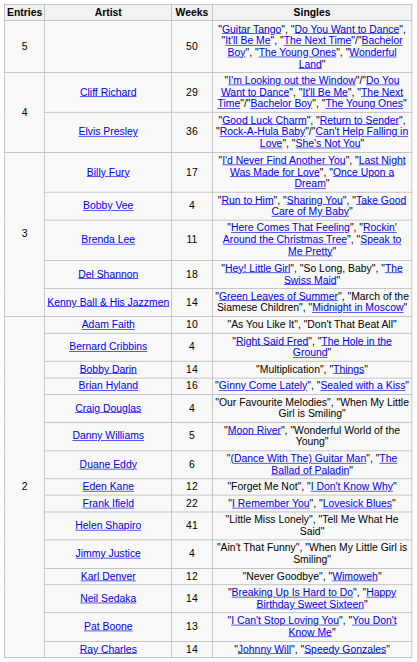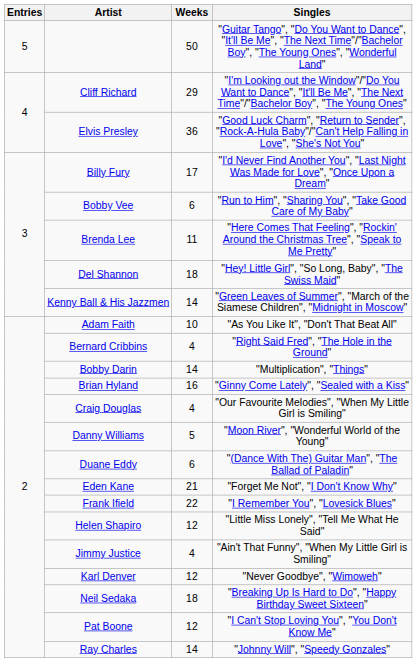(192, 206) 4 -> (192, 206) 6
(192, 487) 12 -> (192, 487) 21
(192, 526) 41 -> (192, 526) 12
(192, 598) 14 -> (192, 598) 18
(192, 627) 13 -> (192, 627) 12
